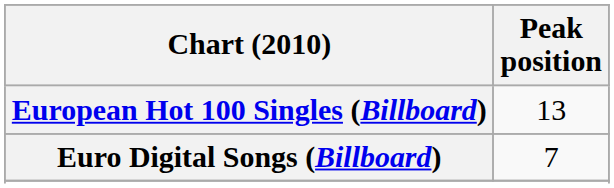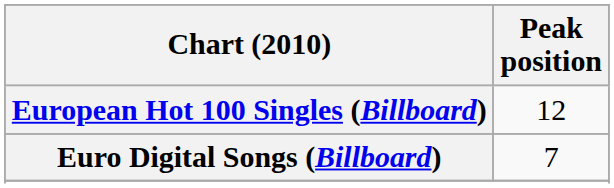(551, 109) 13 -> (551, 109) 12
